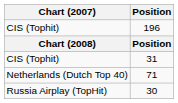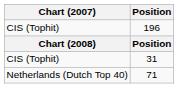- row: (152, 91)
